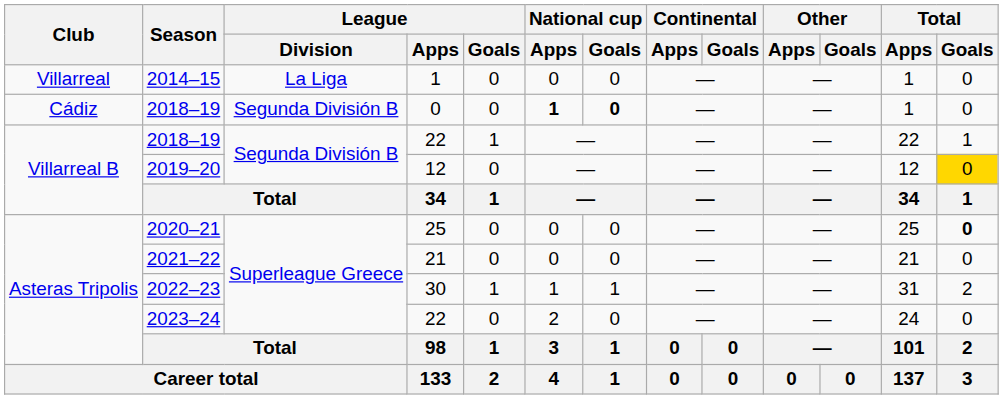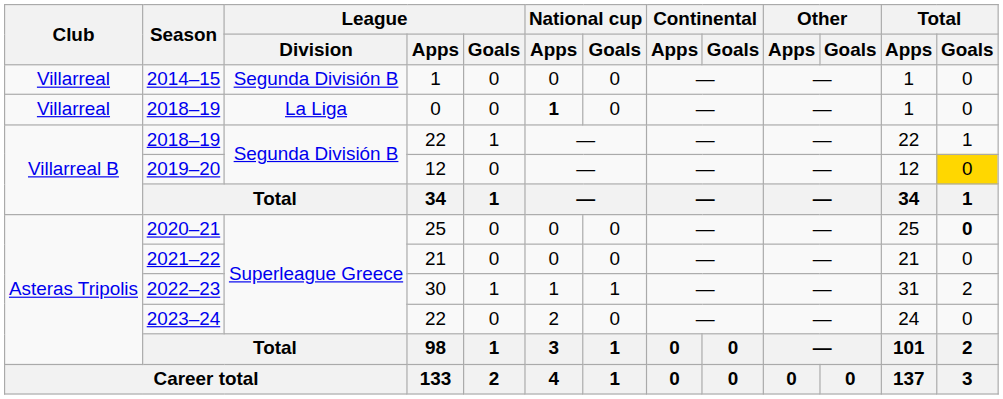(316, 79) La Liga -> (316, 79) Segunda División B
(73, 109) Cádiz -> (73, 109) Villarreal
(316, 109) Segunda División B -> (316, 109) La Liga
(615, 109) bold -> (615, 109) normal
